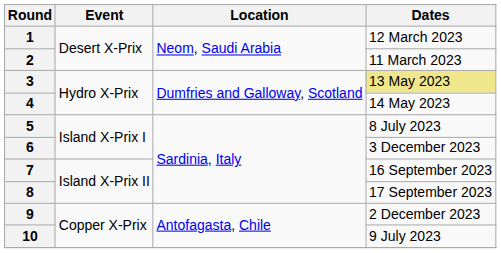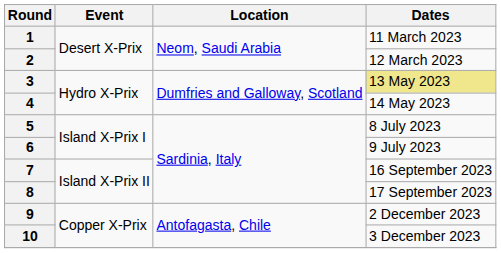(416, 37) 12 March 2023 -> (415, 37) 11 March 2023
(415, 59) 11 March 2023 -> (416, 59) 12 March 2023
(425, 148) 3 December 2023 -> (405, 148) 9 July 2023
(405, 236) 9 July 2023 -> (425, 236) 3 December 2023
